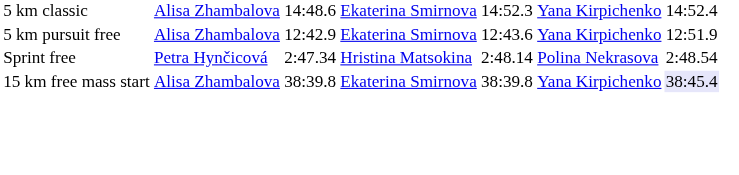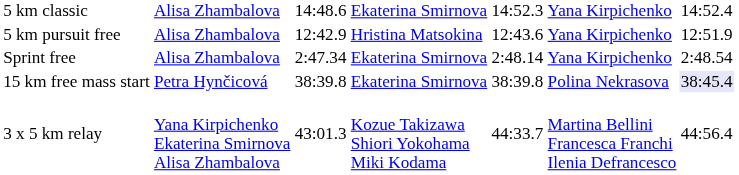(409, 34) Ekaterina Smirnova -> (417, 34) Hristina Matsokina
(211, 57) Petra Hynčicová -> (217, 57) Alisa Zhambalova
(406, 57) Hristina Matsokina -> (419, 57) Ekaterina Smirnova
(598, 57) Polina Nekrasova -> (610, 57) Yana Kirpichenko
(217, 81) Alisa Zhambalova -> (211, 81) Petra Hynčicová
(599, 81) Yana Kirpichenko -> (608, 81) Polina Nekrasova
+ row: (53, 133)
